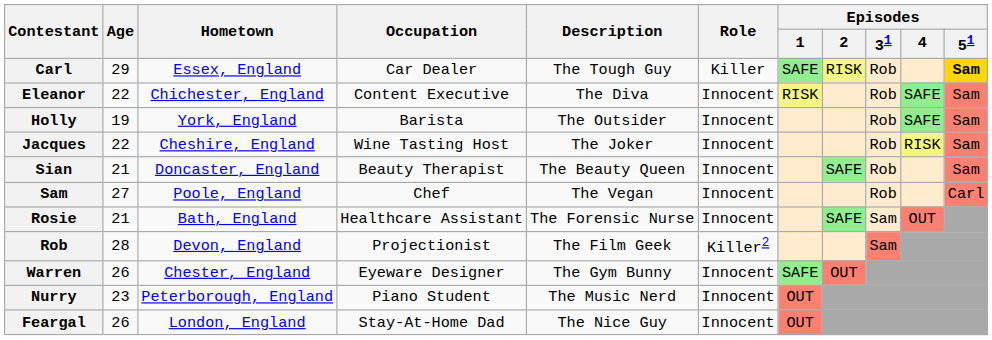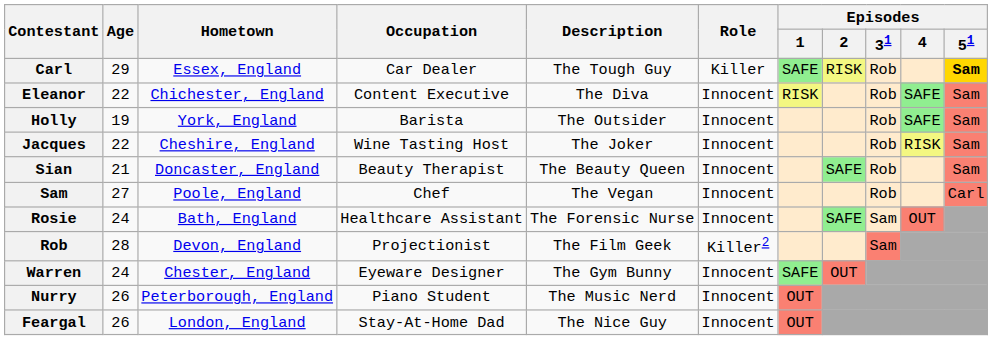(120, 219) 21 -> (120, 219) 24
(120, 273) 26 -> (120, 273) 24
(120, 297) 23 -> (120, 297) 26
